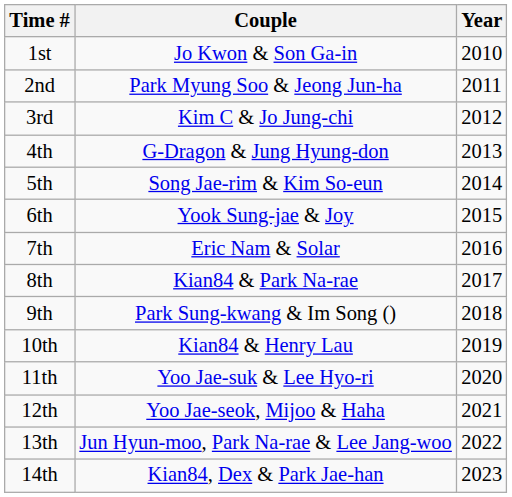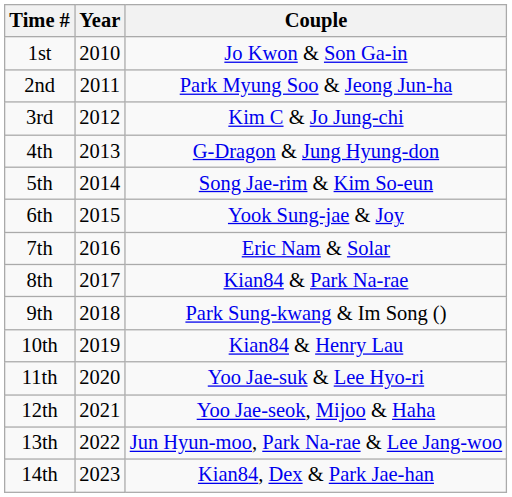columns swapped: (482, 20) <-> (266, 20)
